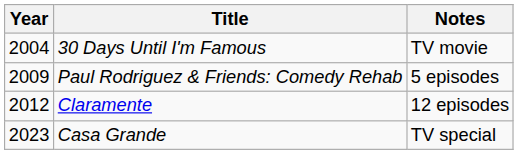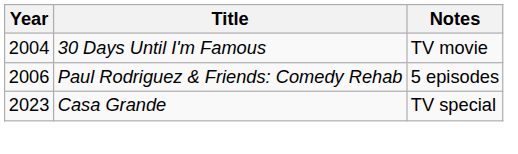(29, 76) 2009 -> (29, 76) 2006
- row: (105, 105)
